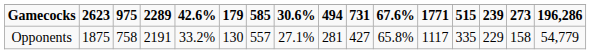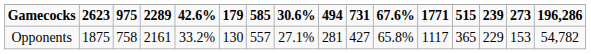(158, 37) 2191 -> (158, 37) 2161
(466, 37) 335 -> (466, 37) 365
(520, 37) 158 -> (520, 37) 153
(560, 37) 54,779 -> (560, 37) 54,782
